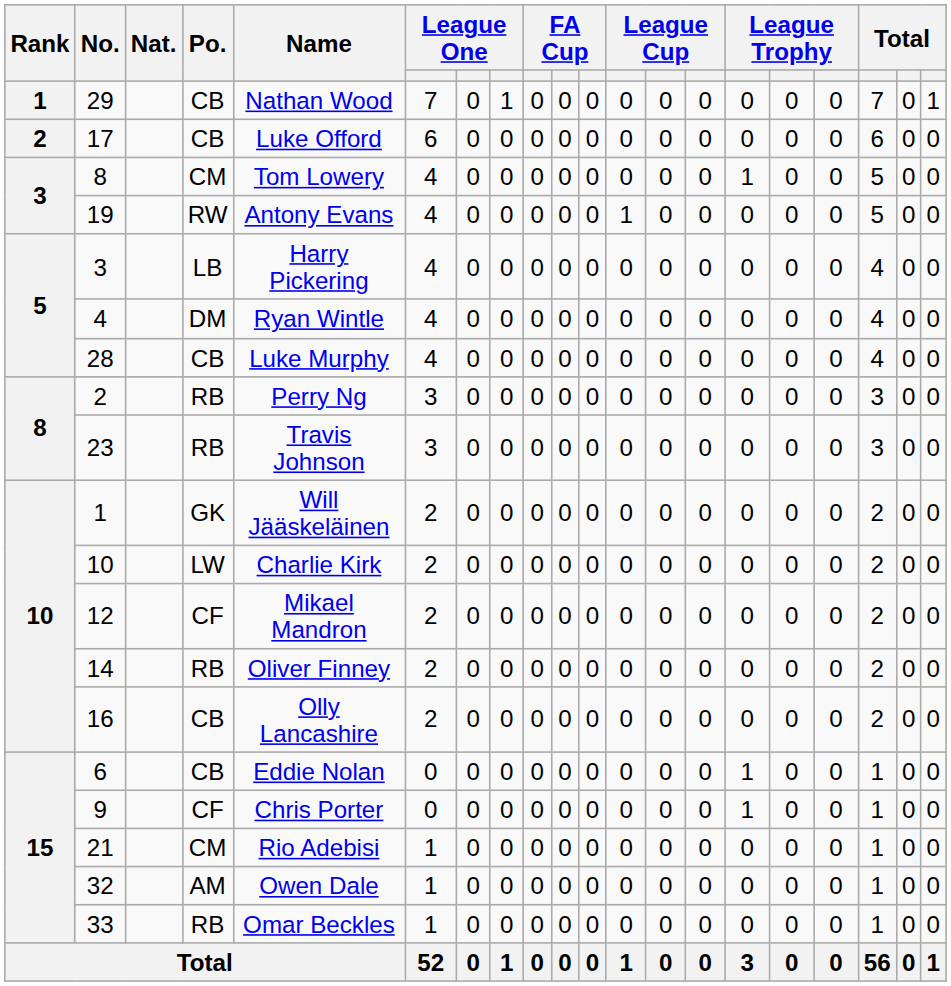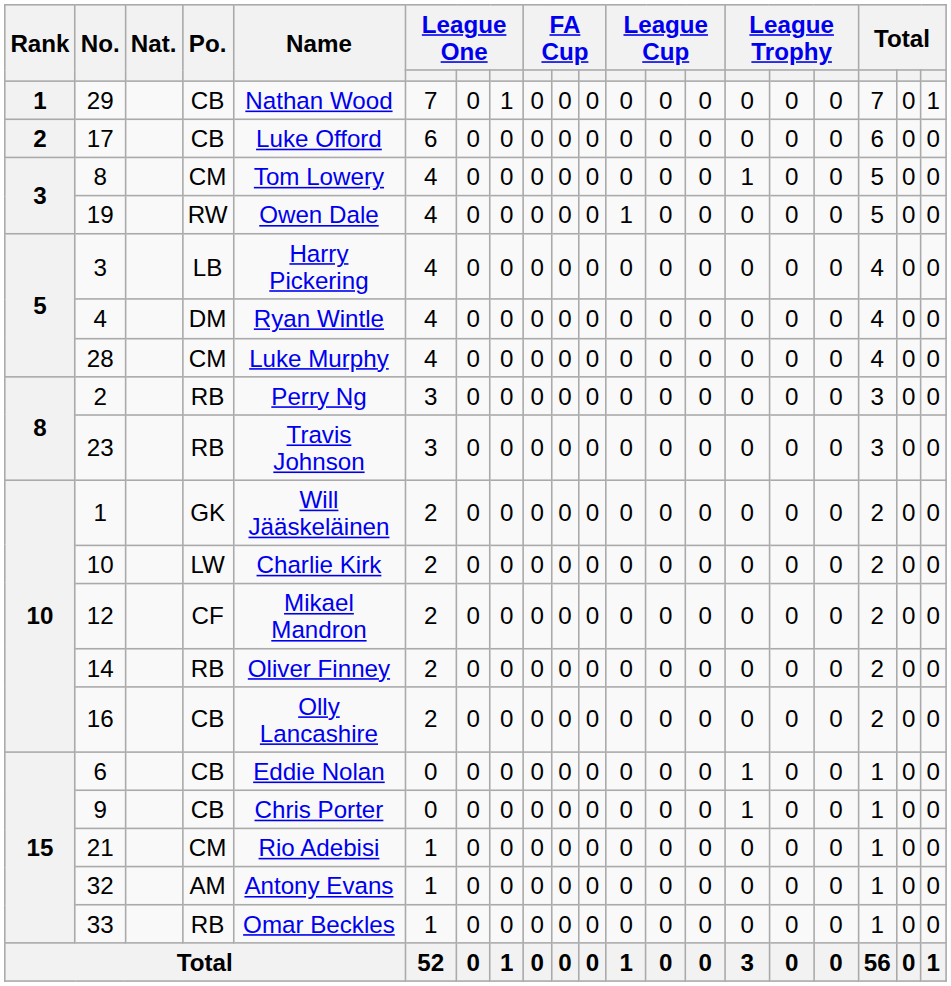(319, 215) Antony Evans -> (319, 215) Owen Dale
(208, 357) CB -> (208, 357) CM
(208, 810) CF -> (208, 810) CB
(319, 886) Owen Dale -> (319, 886) Antony Evans
